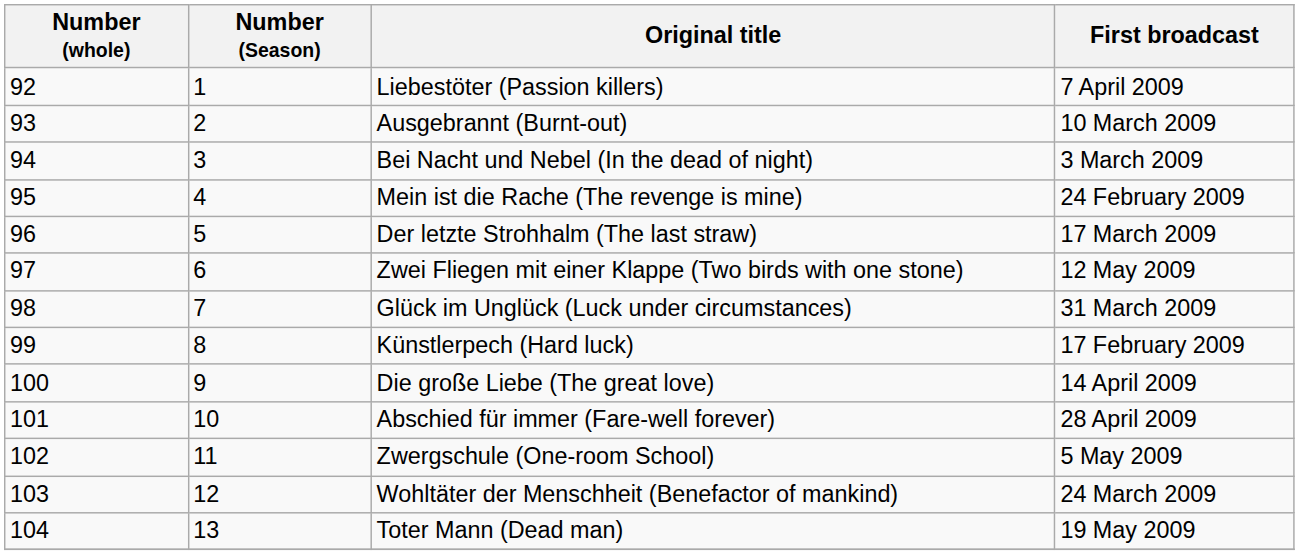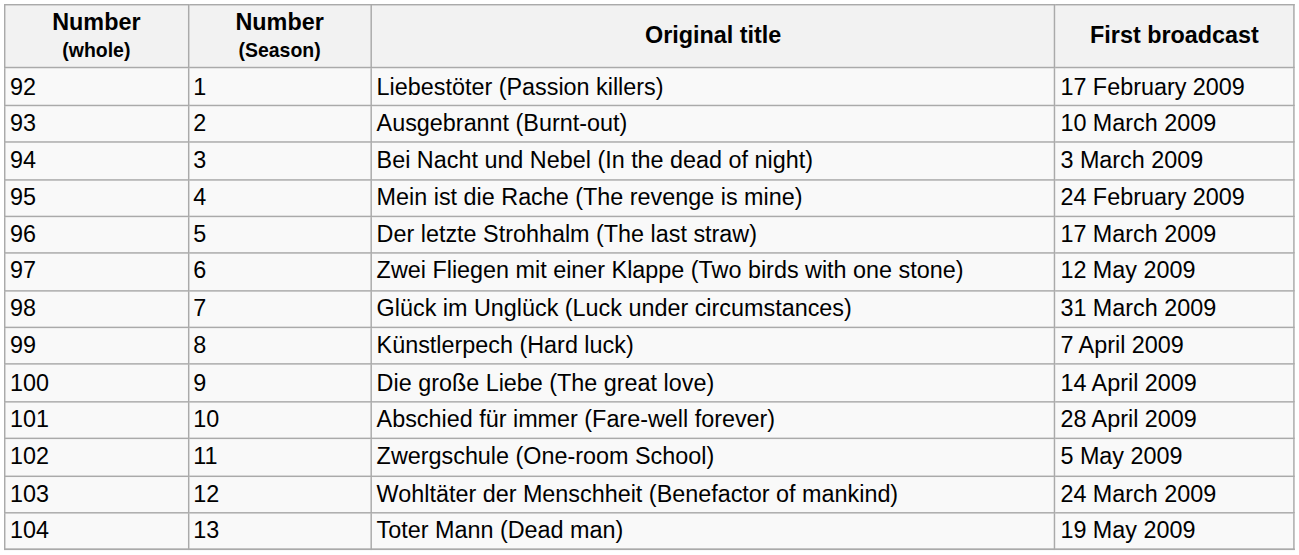(1122, 86) 7 April 2009 -> (1153, 86) 17 February 2009
(1153, 345) 17 February 2009 -> (1122, 345) 7 April 2009
